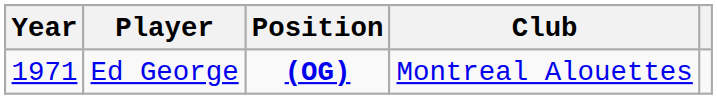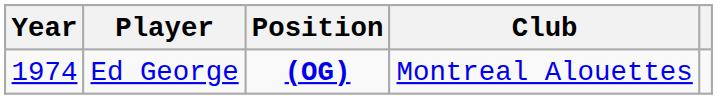(45, 72) 1971 -> (45, 72) 1974
